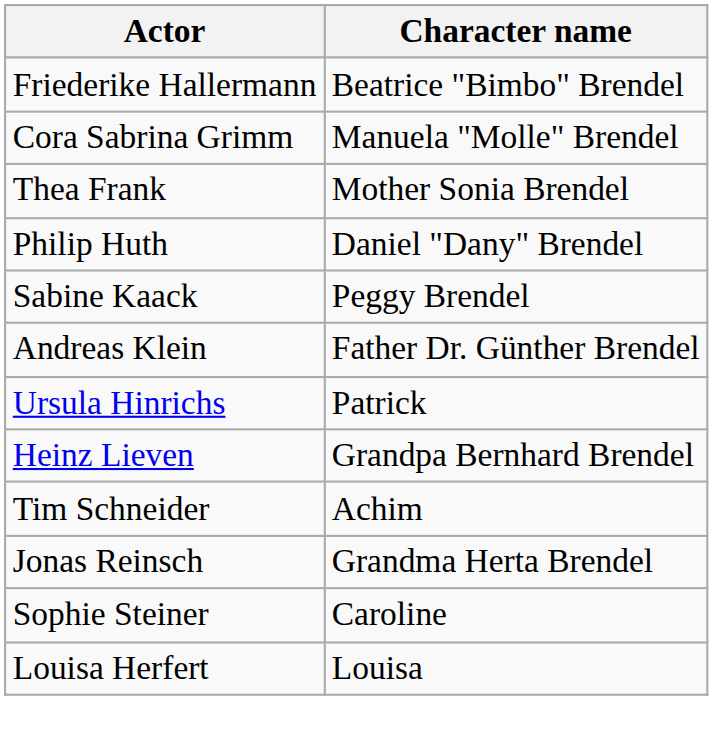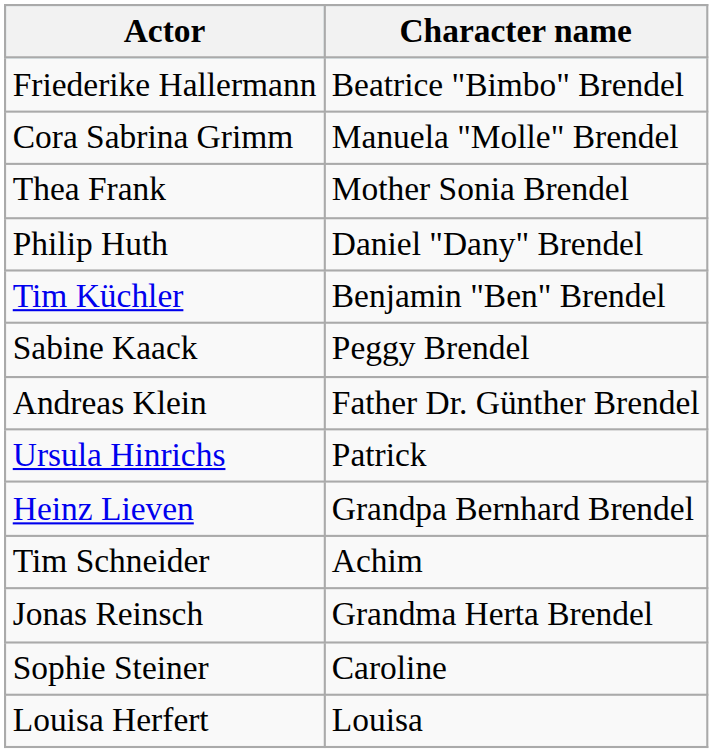+ row: (98, 296)
